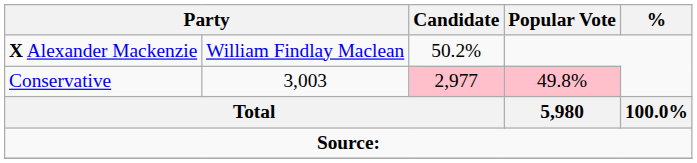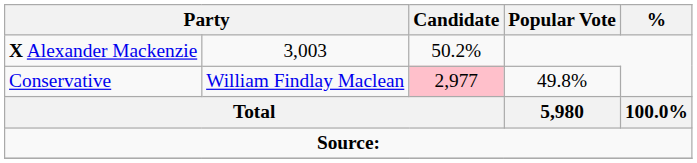(305, 50) William Findlay Maclean -> (305, 50) 3,003
(305, 81) 3,003 -> (305, 81) William Findlay Maclean
(562, 81) pink background -> (562, 81) no background
